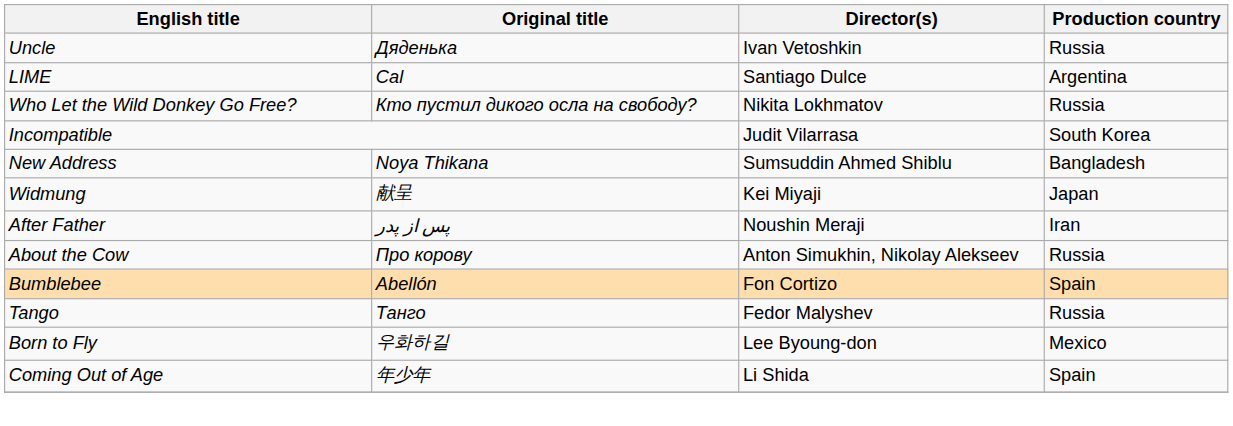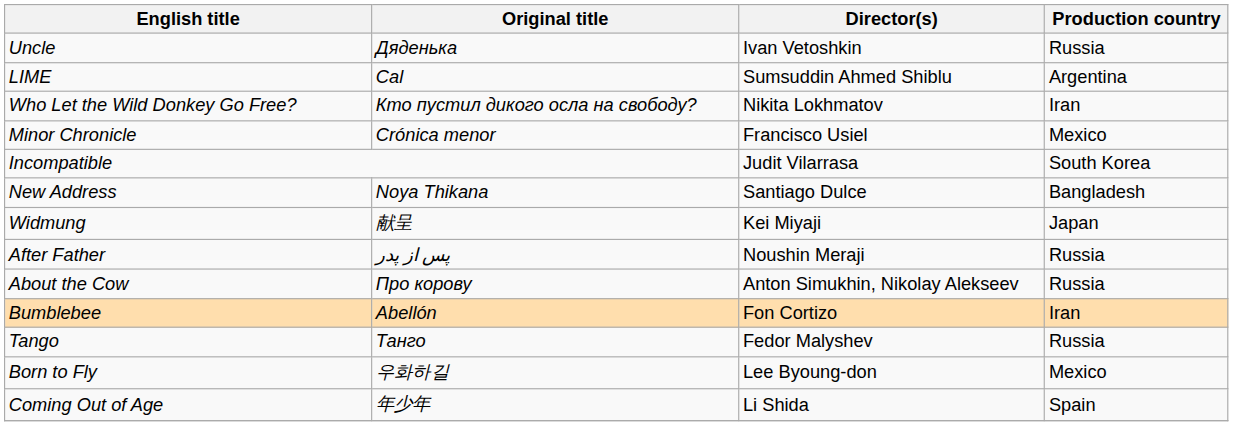(805, 76) Santiago Dulce -> (847, 76) Sumsuddin Ahmed Shiblu
(1077, 105) Russia -> (1065, 105) Iran
+ row: (73, 134)
(847, 163) Sumsuddin Ahmed Shiblu -> (805, 192) Santiago Dulce
(1065, 225) Iran -> (1077, 254) Russia
(1072, 283) Spain -> (1065, 312) Iran
